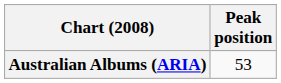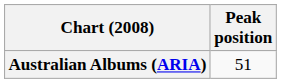(243, 64) 53 -> (243, 64) 51
